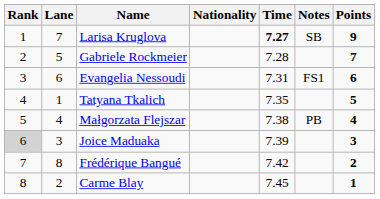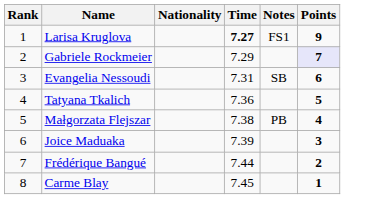- column: (59, 15)
(314, 36) SB -> (279, 36) FS1
(277, 57) 7.28 -> (242, 57) 7.29
(353, 57) no background -> (319, 57) lavender background
(314, 78) FS1 -> (279, 78) SB
(277, 99) 7.35 -> (242, 99) 7.36
(23, 141) lightgrey background -> (23, 141) no background
(277, 162) 7.42 -> (242, 162) 7.44
